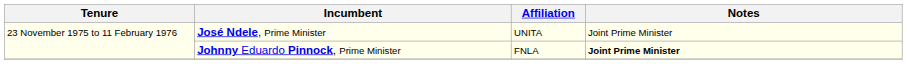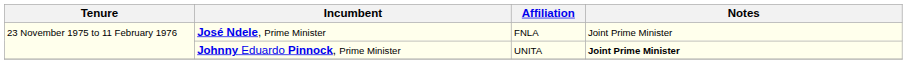(528, 32) UNITA -> (526, 32) FNLA
(526, 50) FNLA -> (528, 50) UNITA
